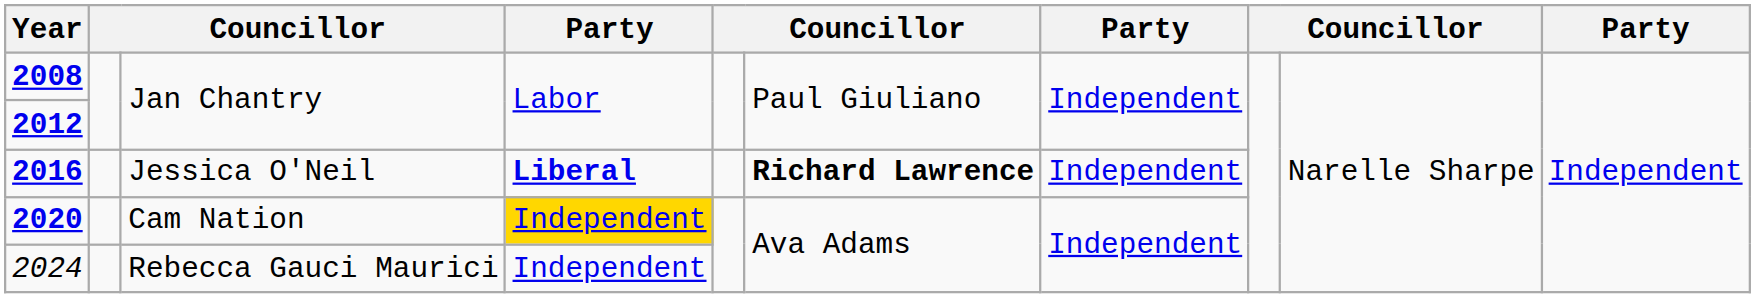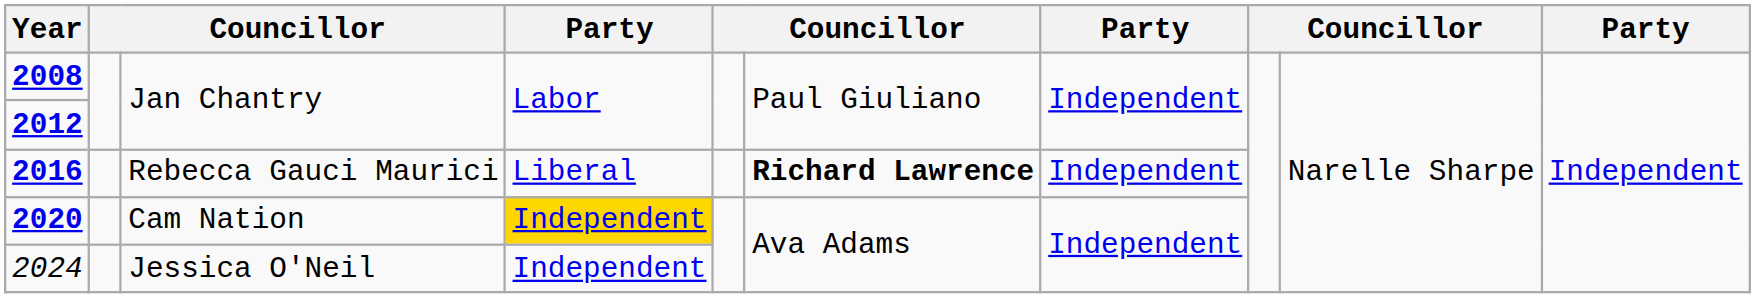(252, 173) Jessica O'Neil -> (313, 173) Rebecca Gauci Maurici
(574, 173) bold -> (574, 173) normal
(313, 268) Rebecca Gauci Maurici -> (252, 268) Jessica O'Neil
